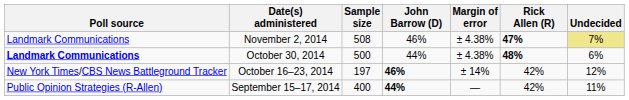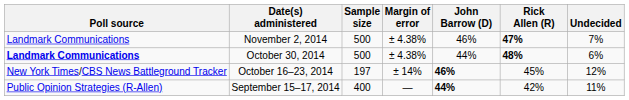columns swapped: (475, 18) <-> (416, 18)
(362, 39) 508 -> (362, 39) 500
(596, 39) khaki background -> (596, 39) no background
(534, 71) 42% -> (534, 71) 45%
